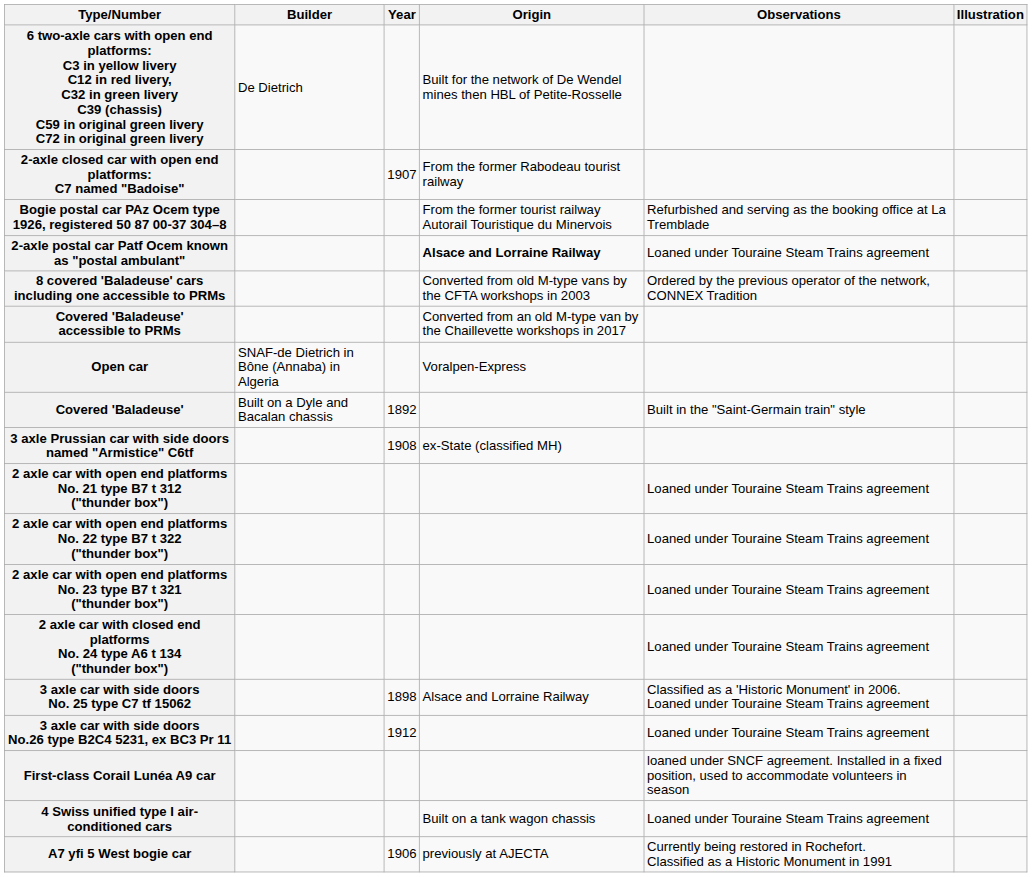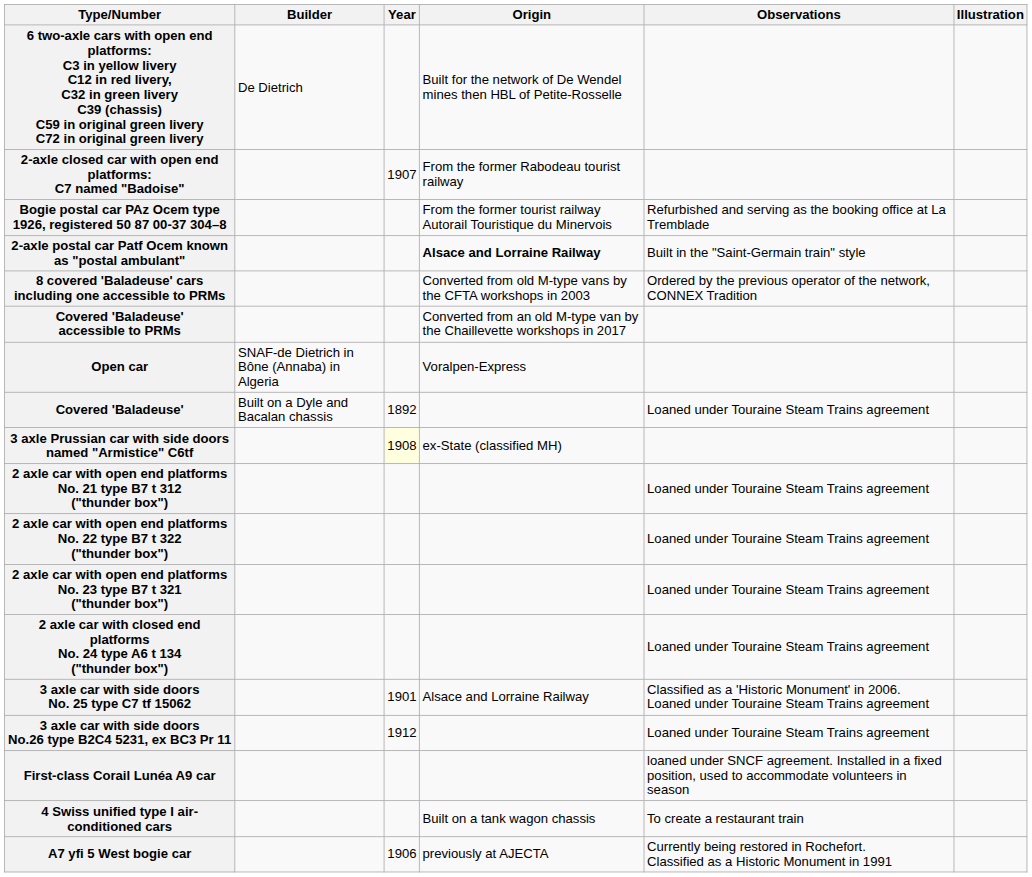(788, 253) Loaned under Touraine Steam Trains agreement -> (756, 253) Built in the "Saint-Germain train" style
(756, 410) Built in the "Saint-Germain train" style -> (788, 410) Loaned under Touraine Steam Trains agreement
(402, 445) no background -> (402, 445) lightyellow background
(402, 697) 1898 -> (402, 697) 1901
(788, 818) Loaned under Touraine Steam Trains agreement -> (725, 818) To create a restaurant train
